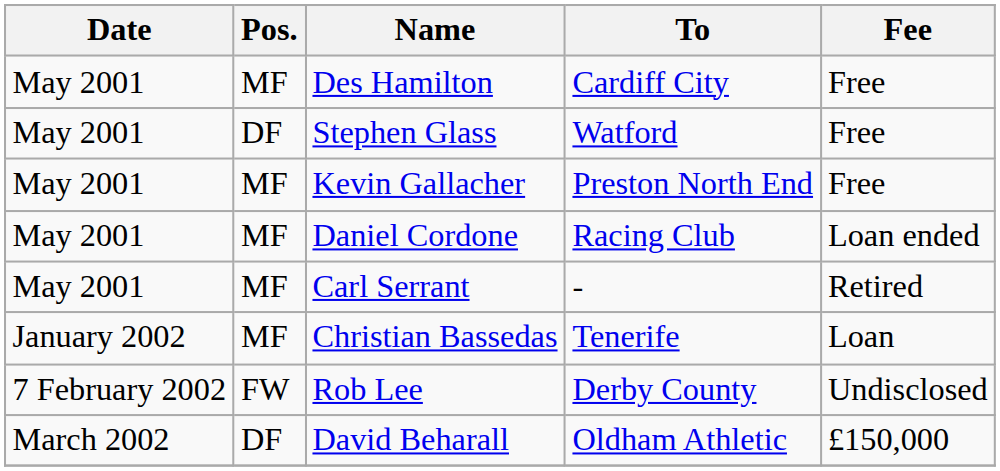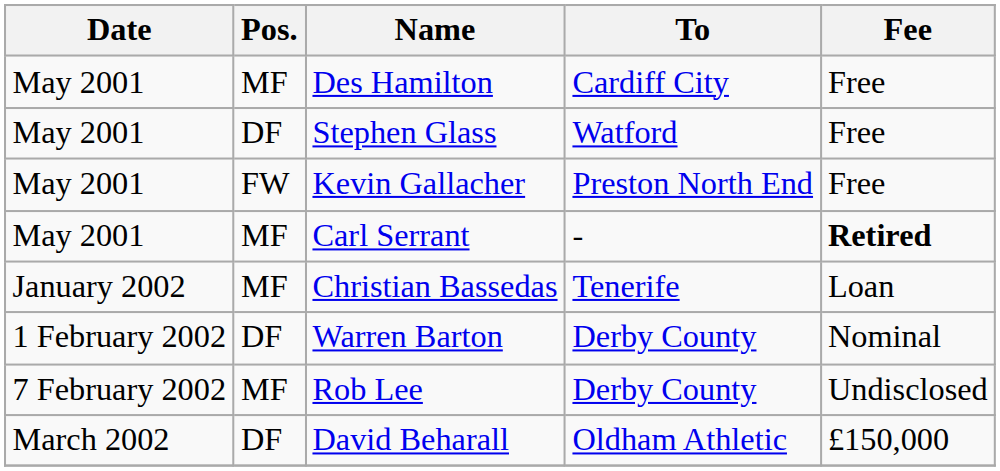(264, 183) MF -> (265, 183) FW
- row: (415, 235)
(876, 286) normal -> (880, 235) bold
+ row: (408, 337)
(265, 388) FW -> (264, 388) MF
